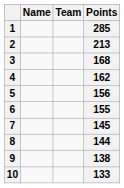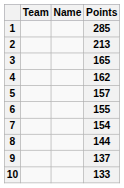columns swapped: (37, 12) <-> (68, 12)
(102, 61) 168 -> (102, 61) 165
(102, 93) 156 -> (102, 93) 157
(102, 126) 145 -> (102, 126) 154
(102, 158) 138 -> (102, 158) 137
